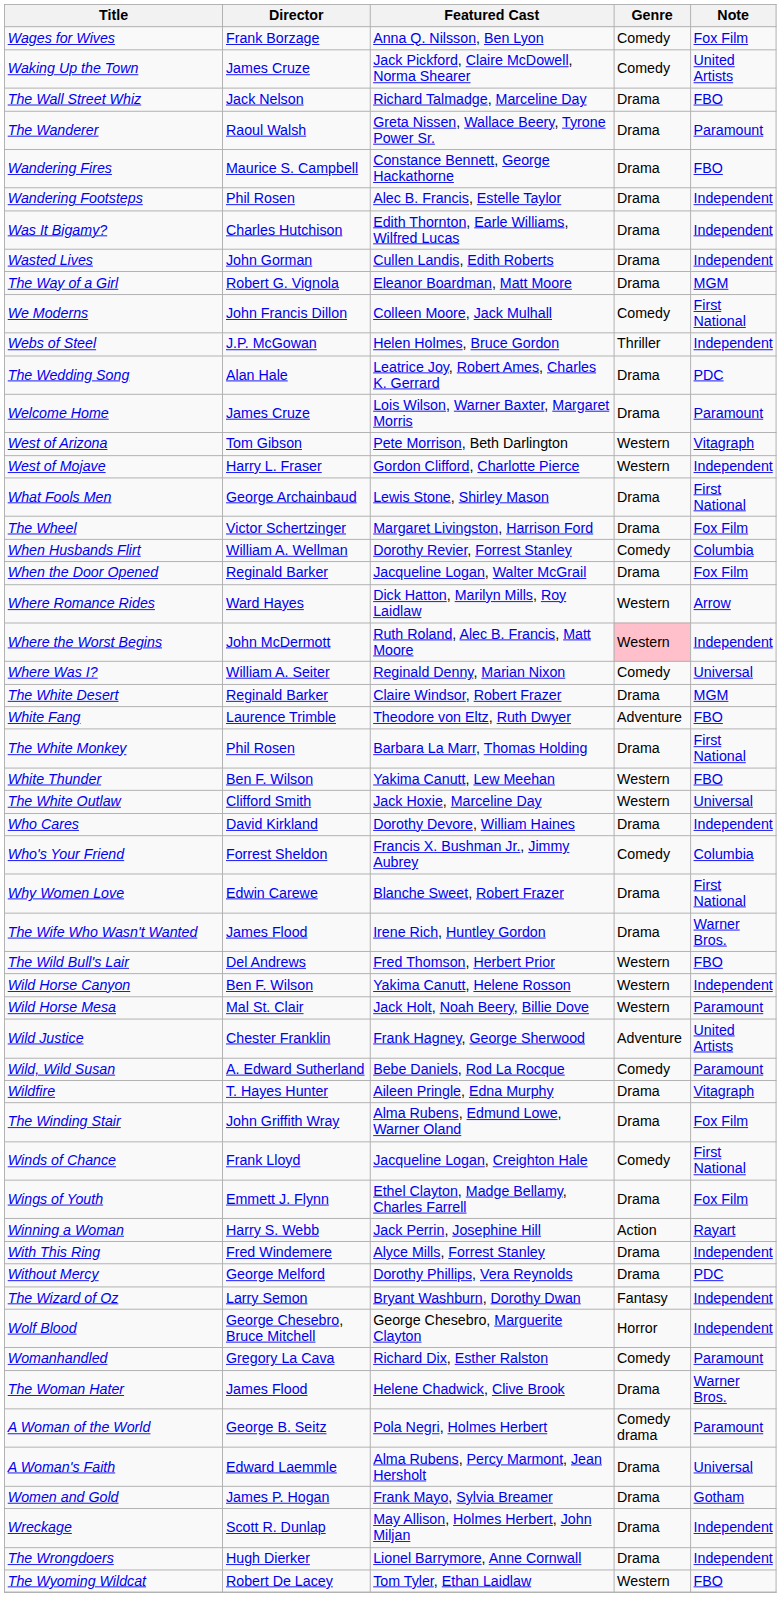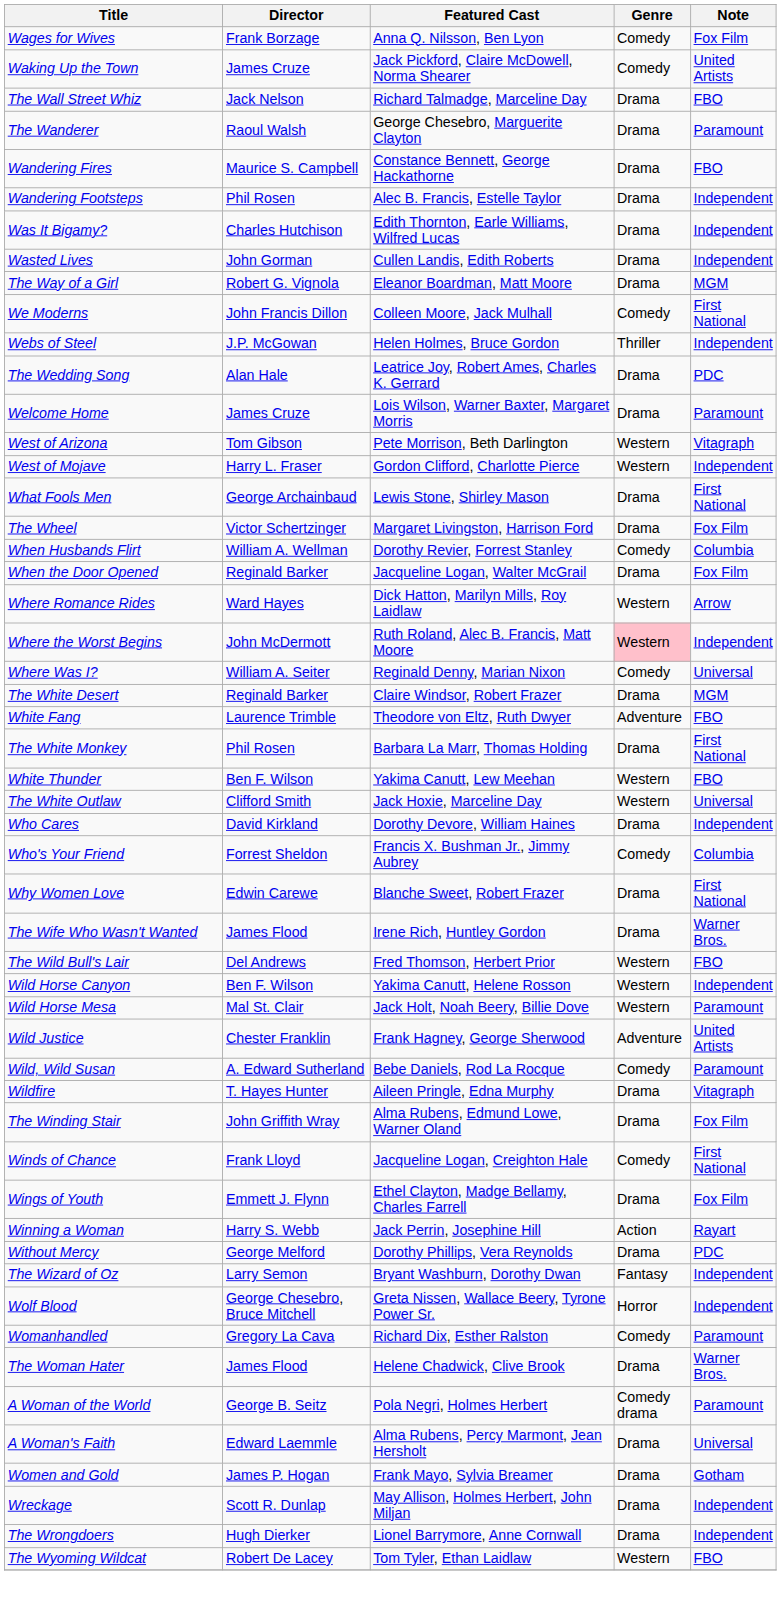(489, 130) Greta Nissen, Wallace Beery, Tyrone Power Sr. -> (468, 130) George Chesebro, Marguerite Clayton
- row: (54, 1252)
(468, 1328) George Chesebro, Marguerite Clayton -> (489, 1305) Greta Nissen, Wallace Beery, Tyrone Power Sr.
